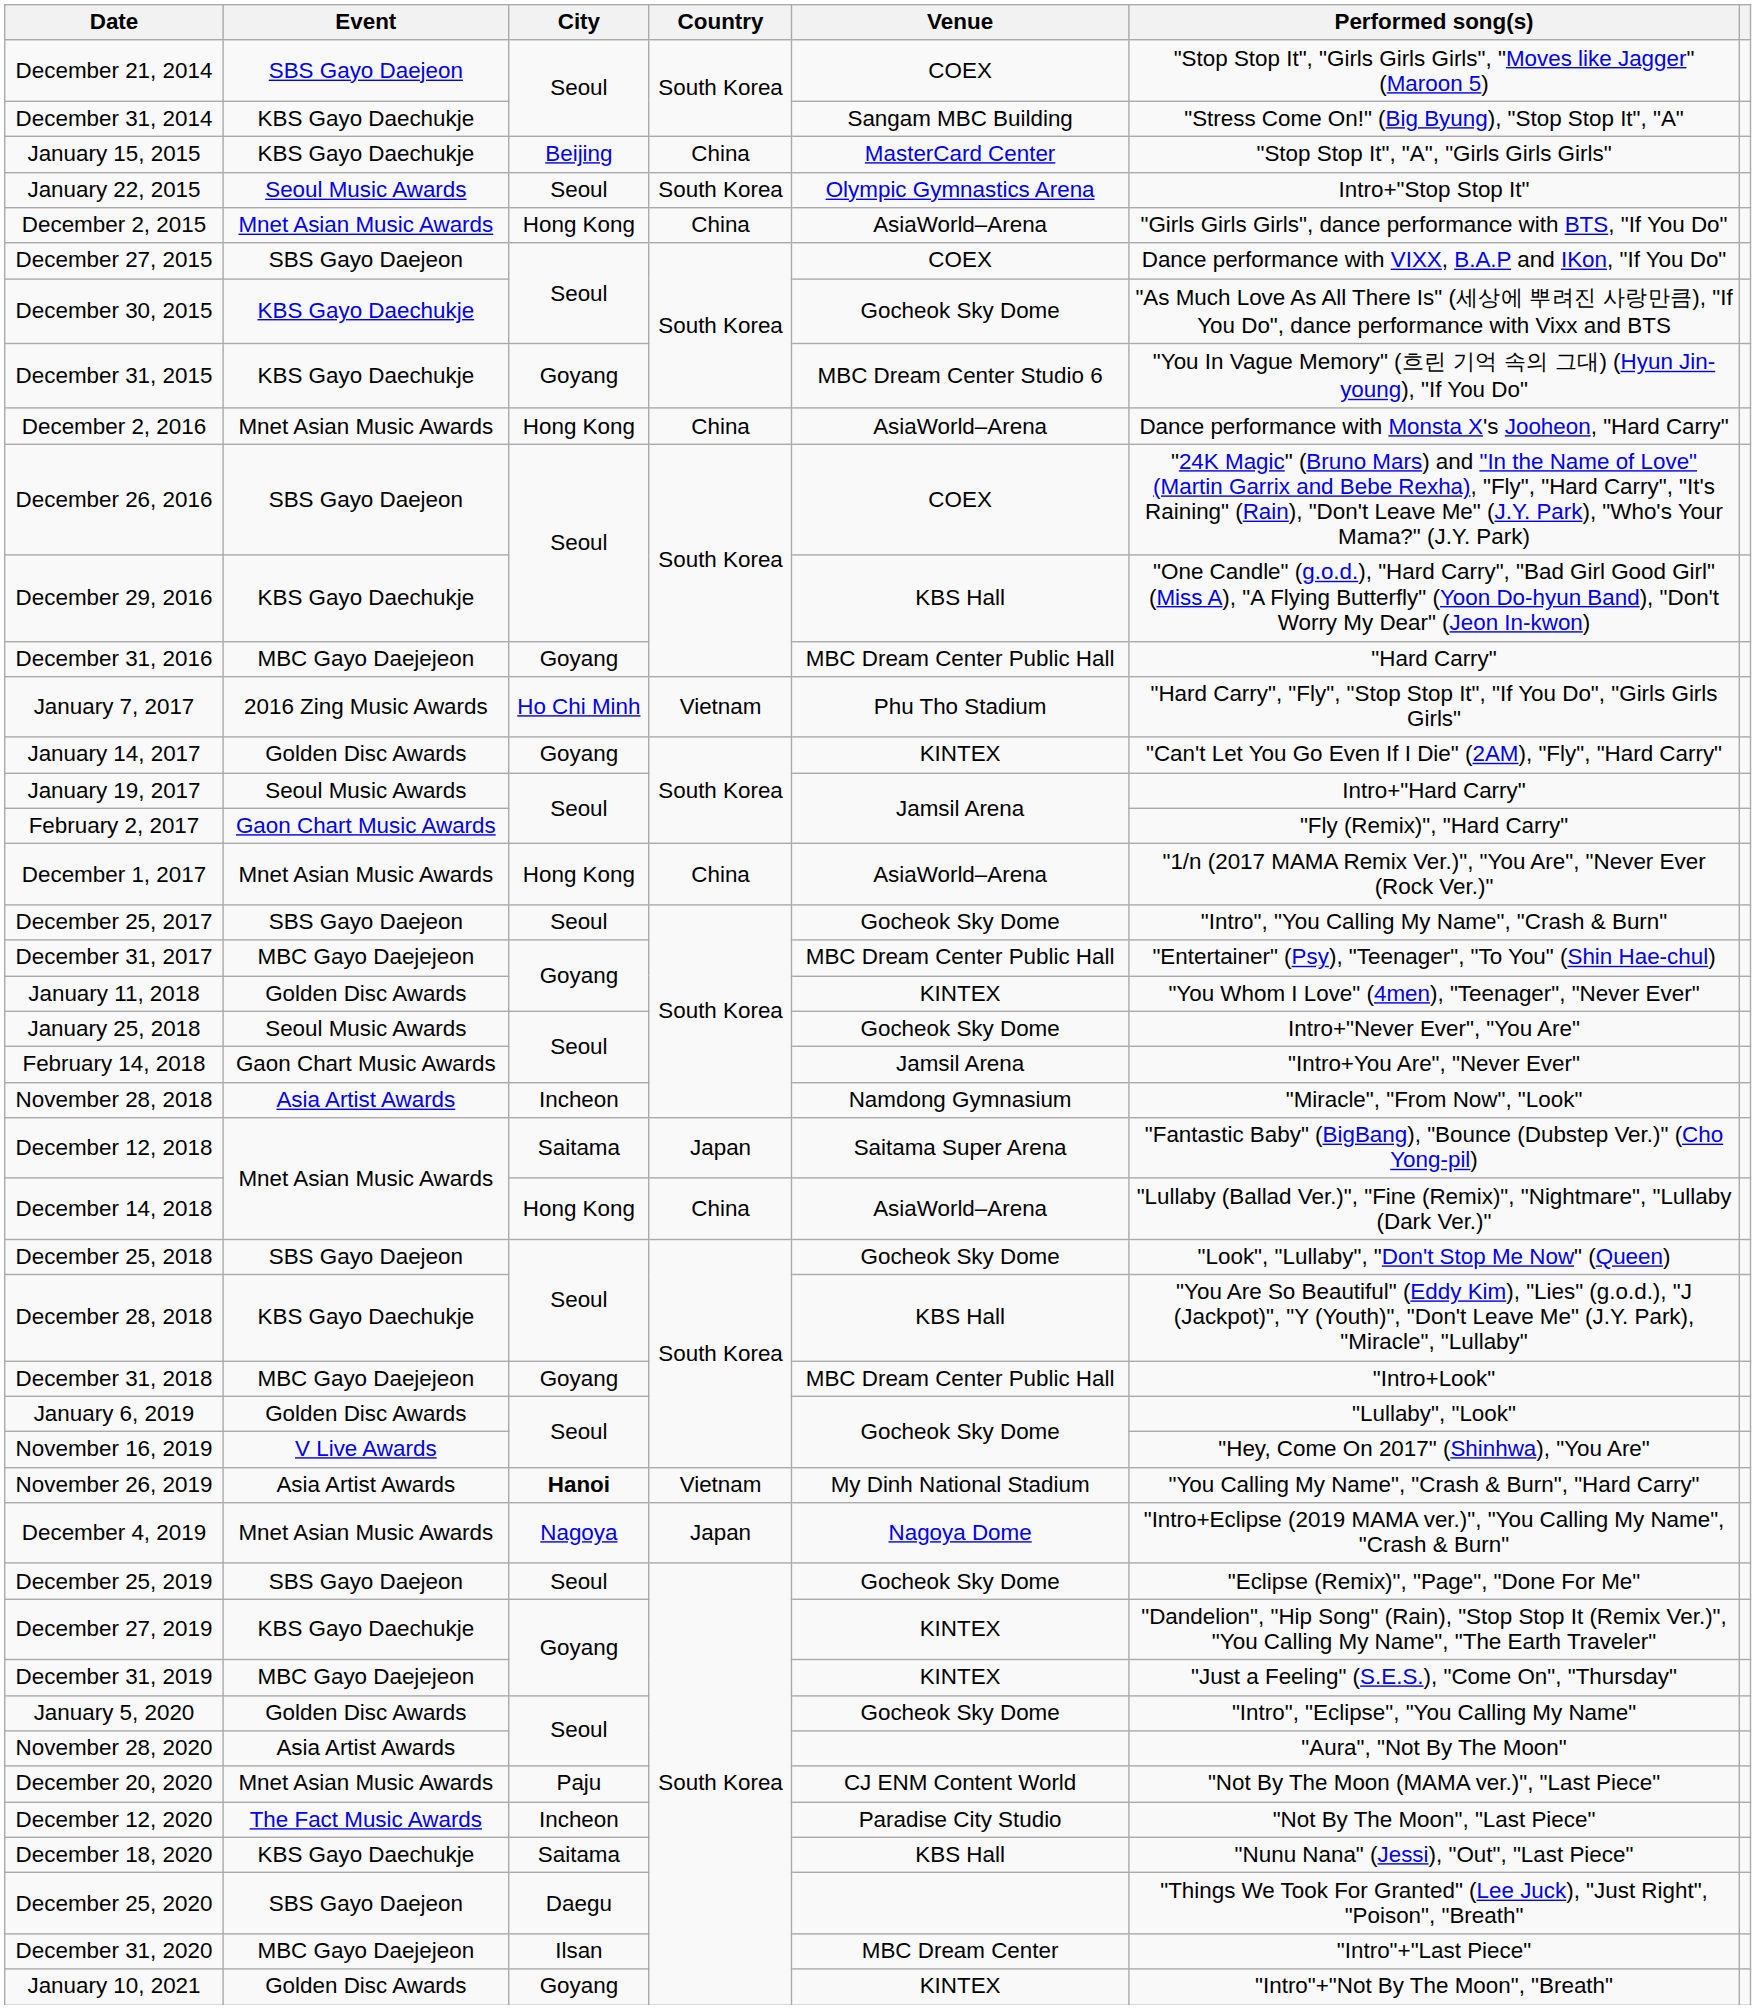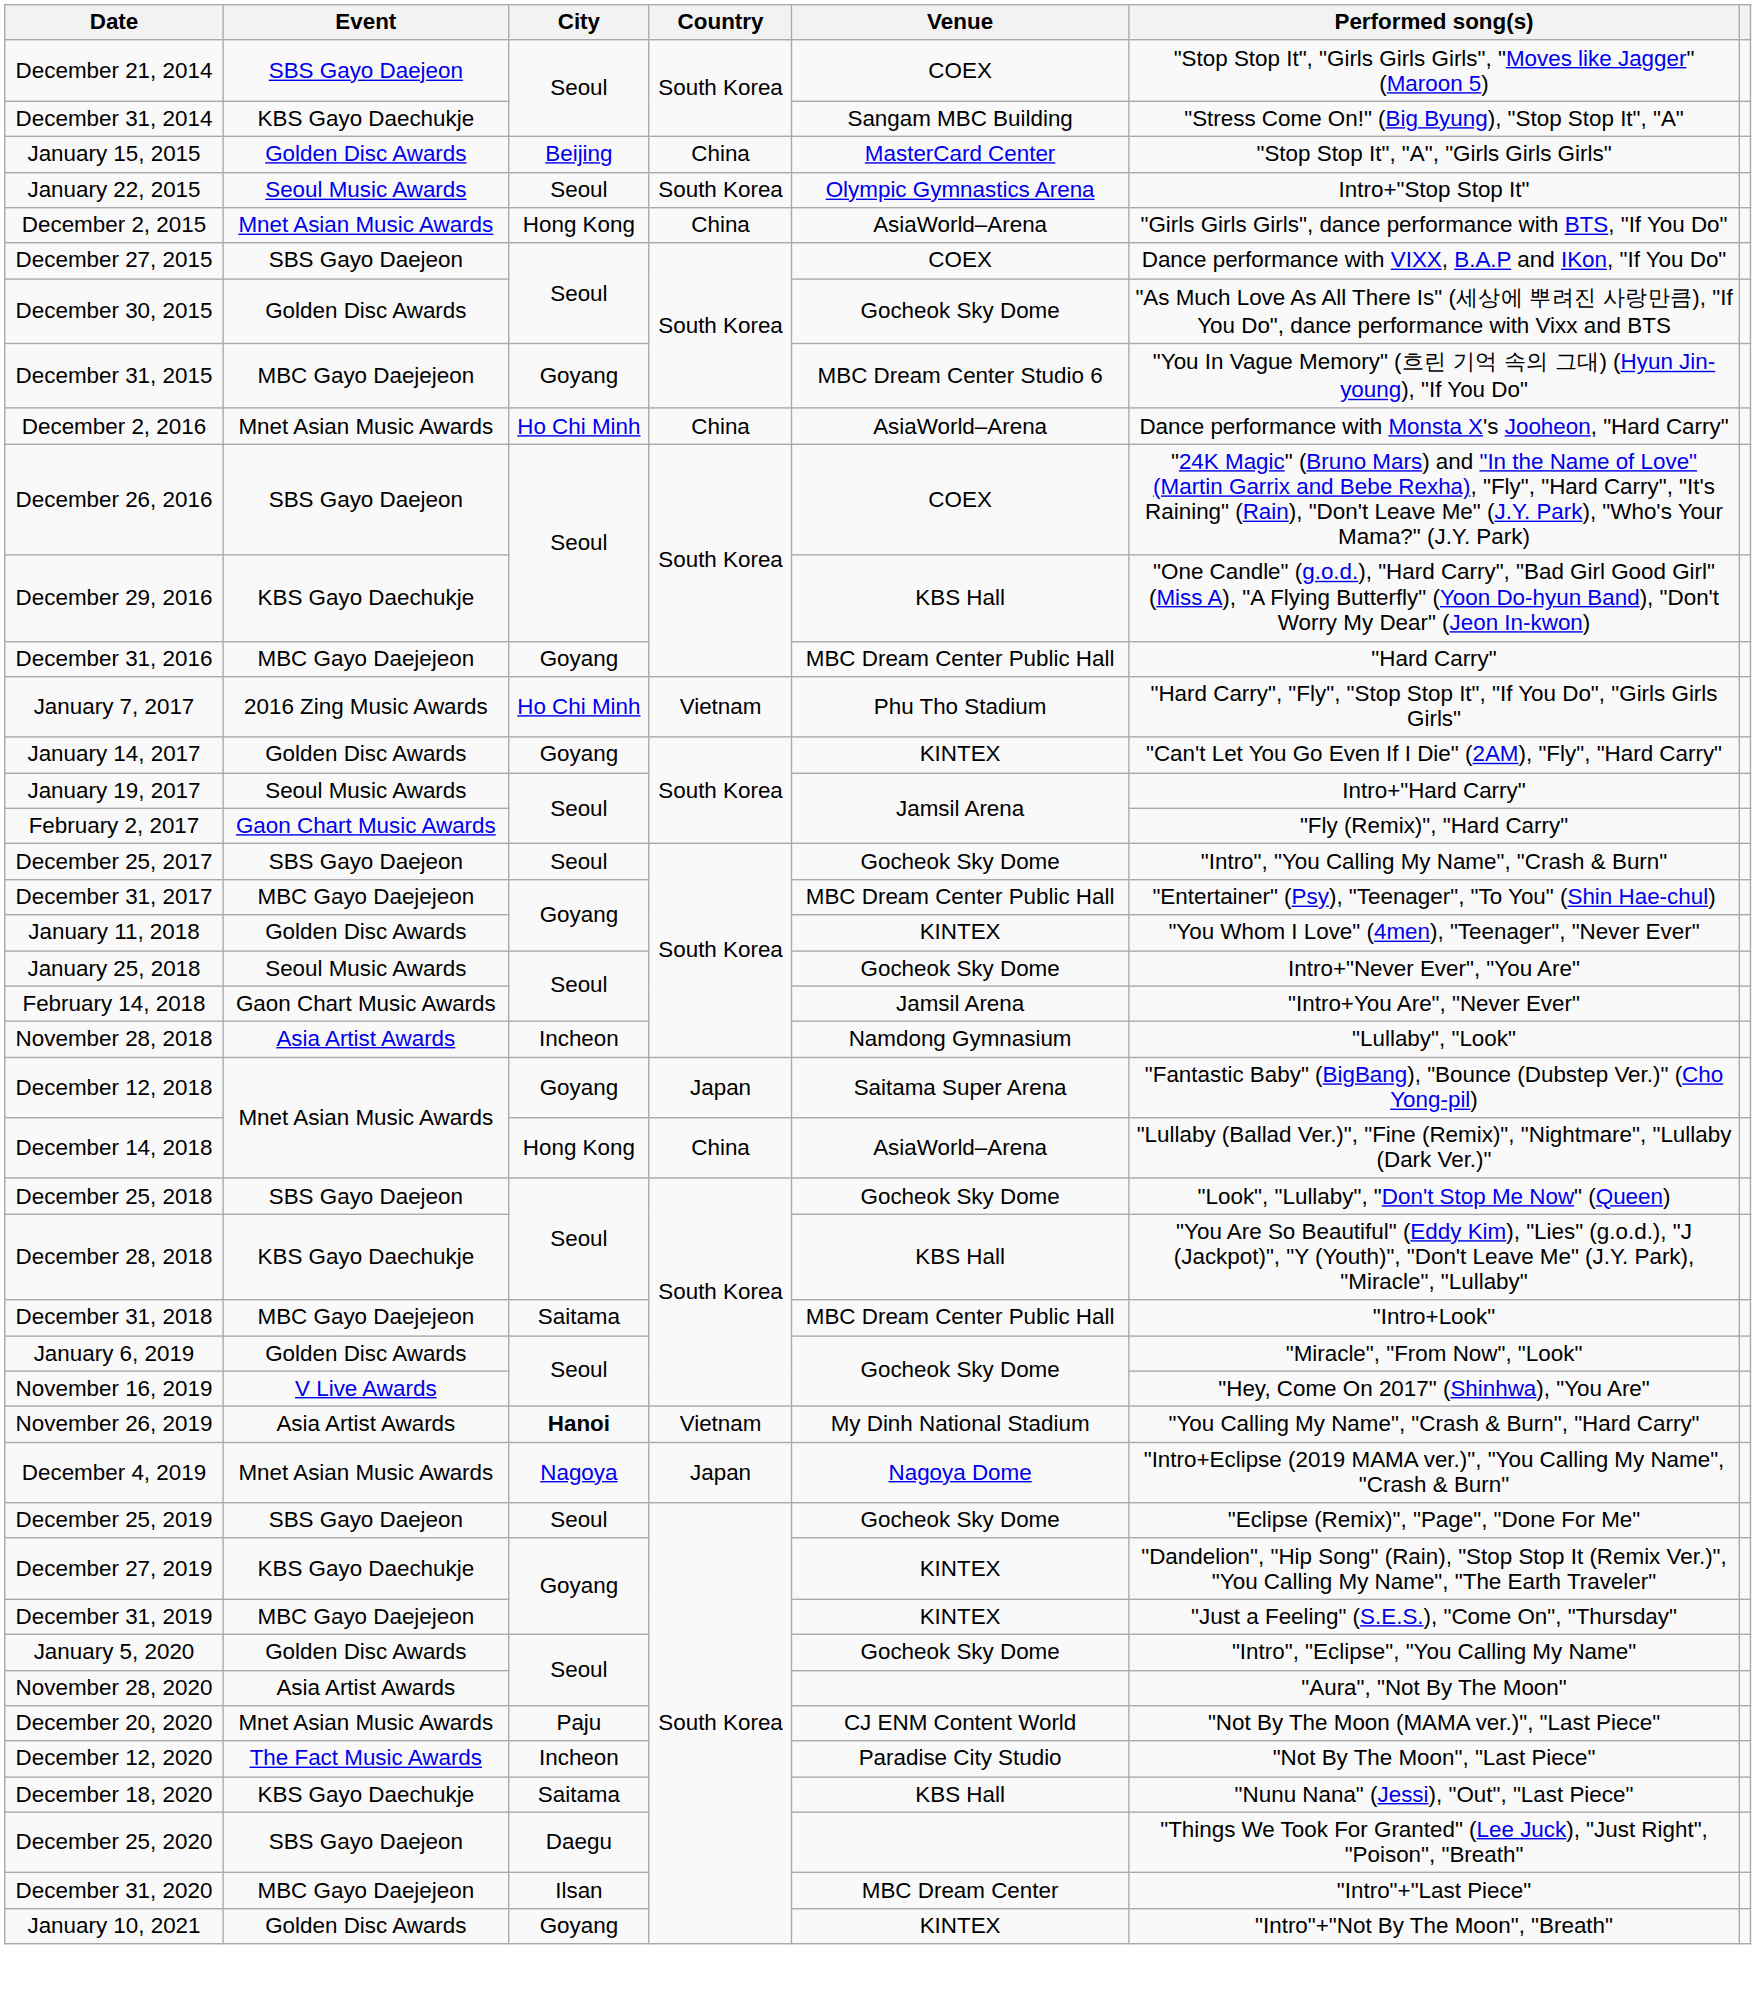(366, 154) KBS Gayo Daechukje -> (366, 154) Golden Disc Awards
(366, 310) KBS Gayo Daechukje -> (366, 310) Golden Disc Awards
(366, 375) KBS Gayo Daechukje -> (366, 375) MBC Gayo Daejejeon
(579, 425) Hong Kong -> (579, 425) Ho Chi Minh
- row: (114, 873)
(1434, 1099) "Miracle", "From Now", "Look" -> (1434, 1039) "Lullaby", "Look"
(579, 1147) Saitama -> (579, 1087) Goyang
(579, 1378) Goyang -> (579, 1317) Saitama
(1434, 1413) "Lullaby", "Look" -> (1434, 1352) "Miracle", "From Now", "Look"
